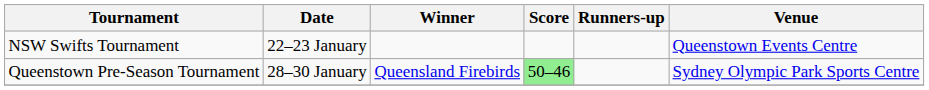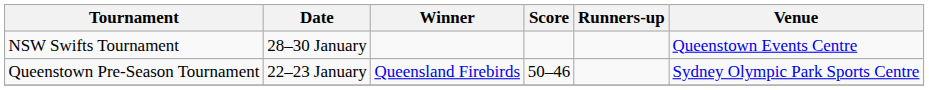(317, 44) 22–23 January -> (317, 44) 28–30 January
(317, 71) 28–30 January -> (317, 71) 22–23 January
(549, 71) lightgreen background -> (549, 71) no background
